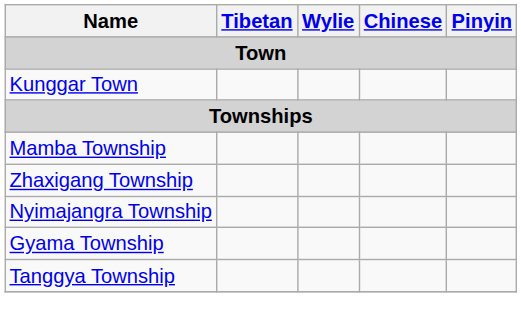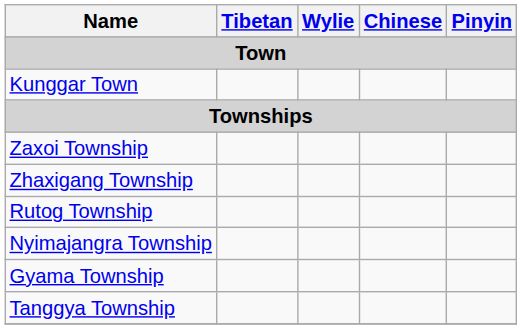+ row: (79, 148)
- row: (88, 148)
+ row: (81, 212)
